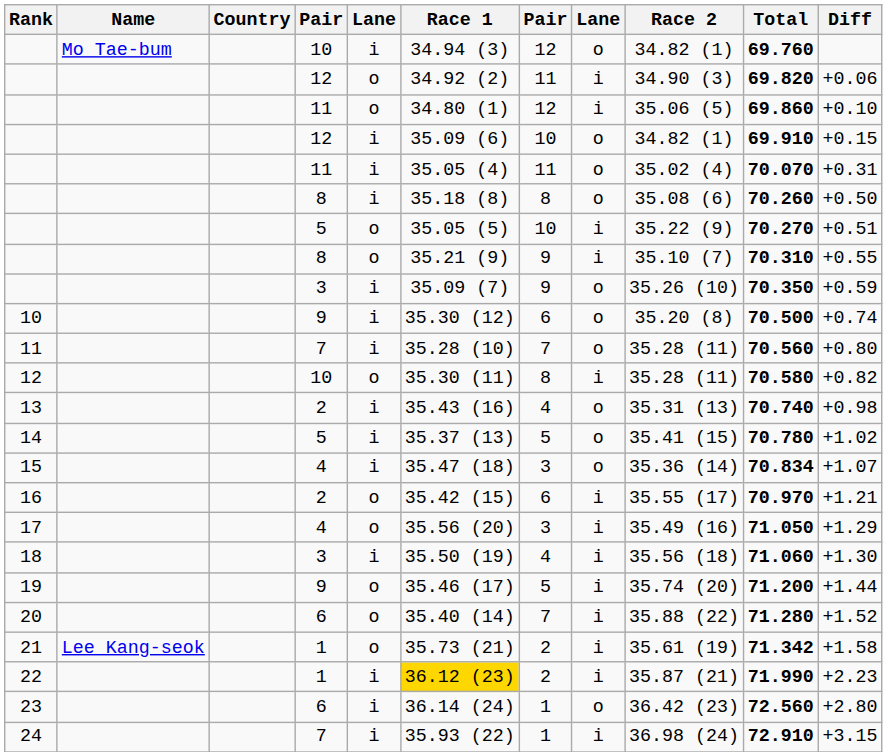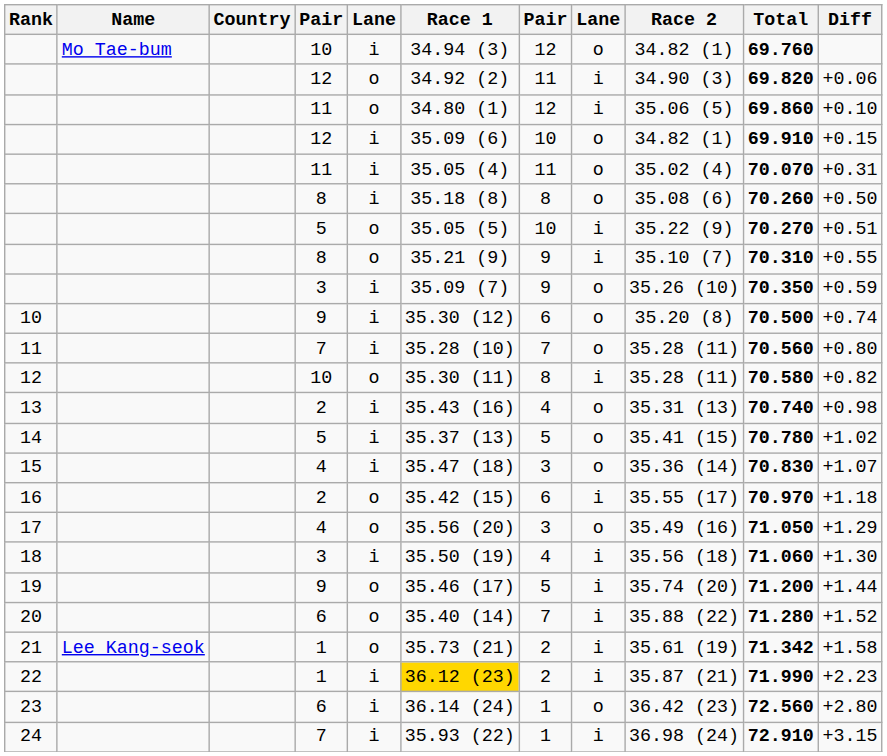(781, 468) 70.834 -> (781, 468) 70.830
(850, 498) +1.21 -> (850, 498) +1.18
(598, 528) i -> (598, 528) o
